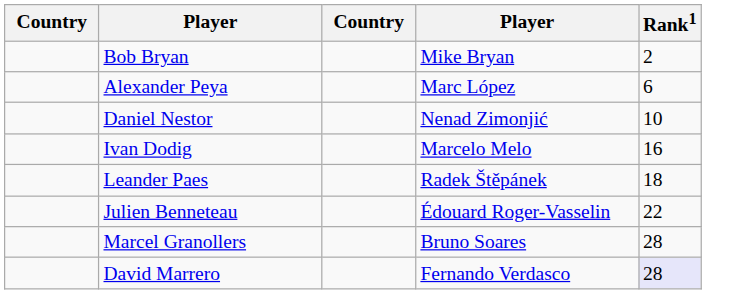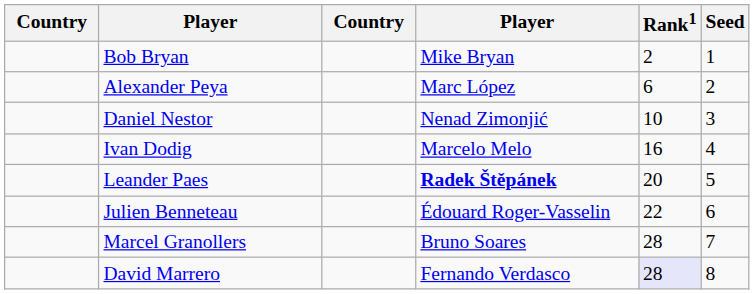+ column: (725, 22)
(484, 180) normal -> (488, 180) bold
(653, 180) 18 -> (653, 180) 20
